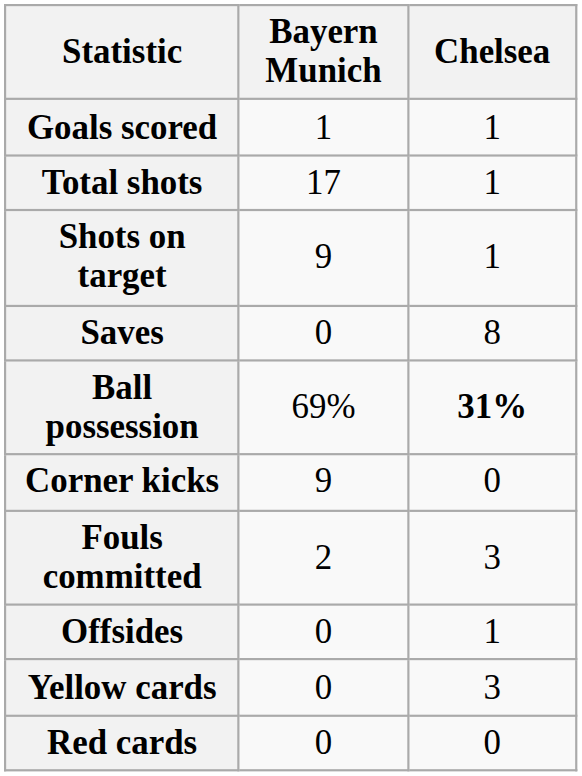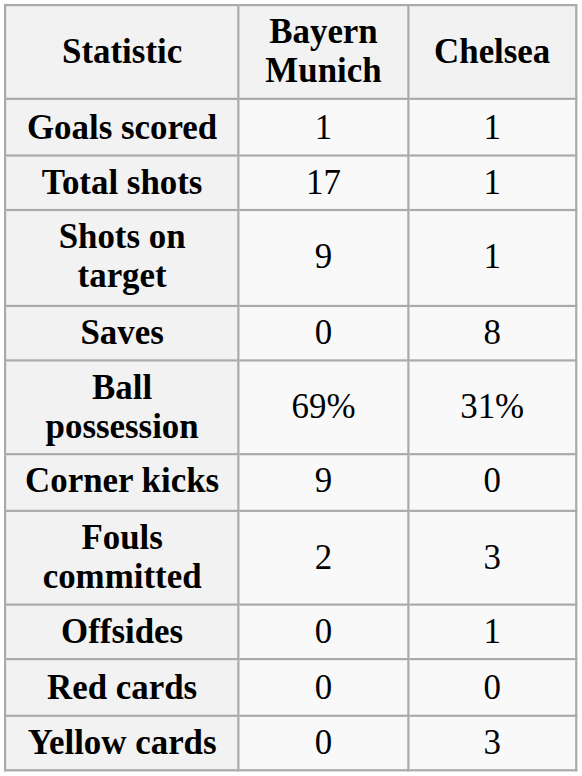(492, 406) bold -> (492, 406) normal
rows swapped: (122, 686) <-> (122, 742)
